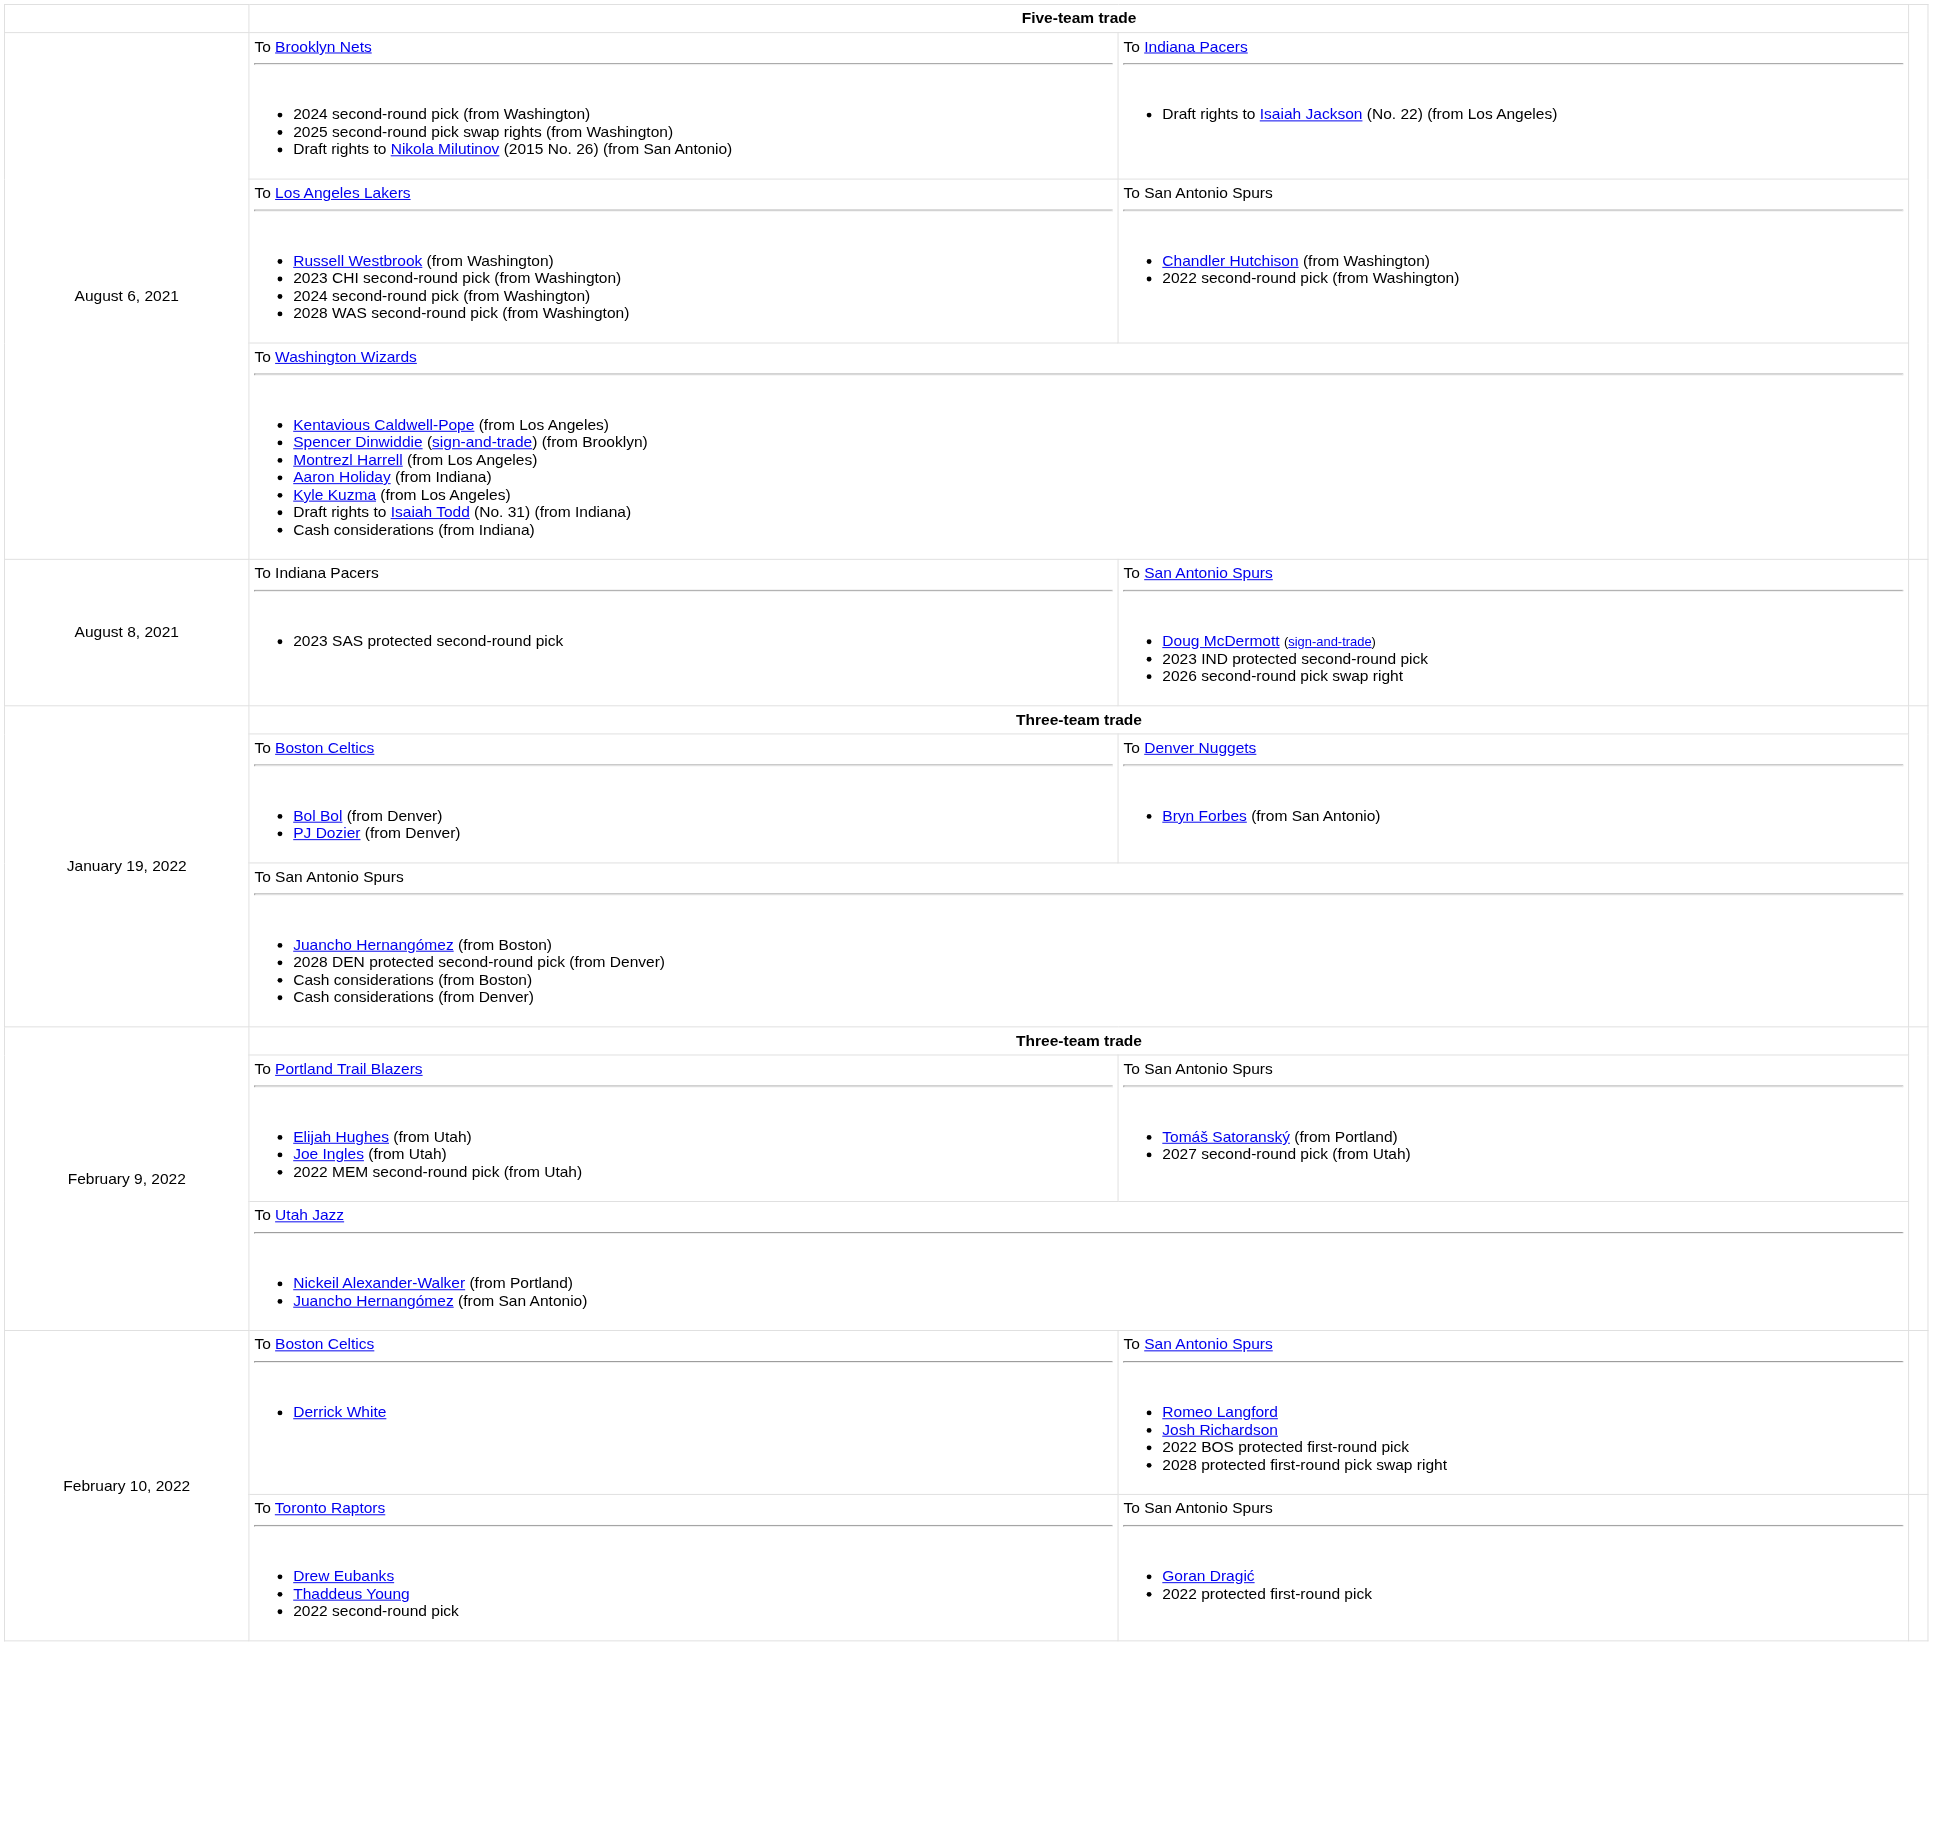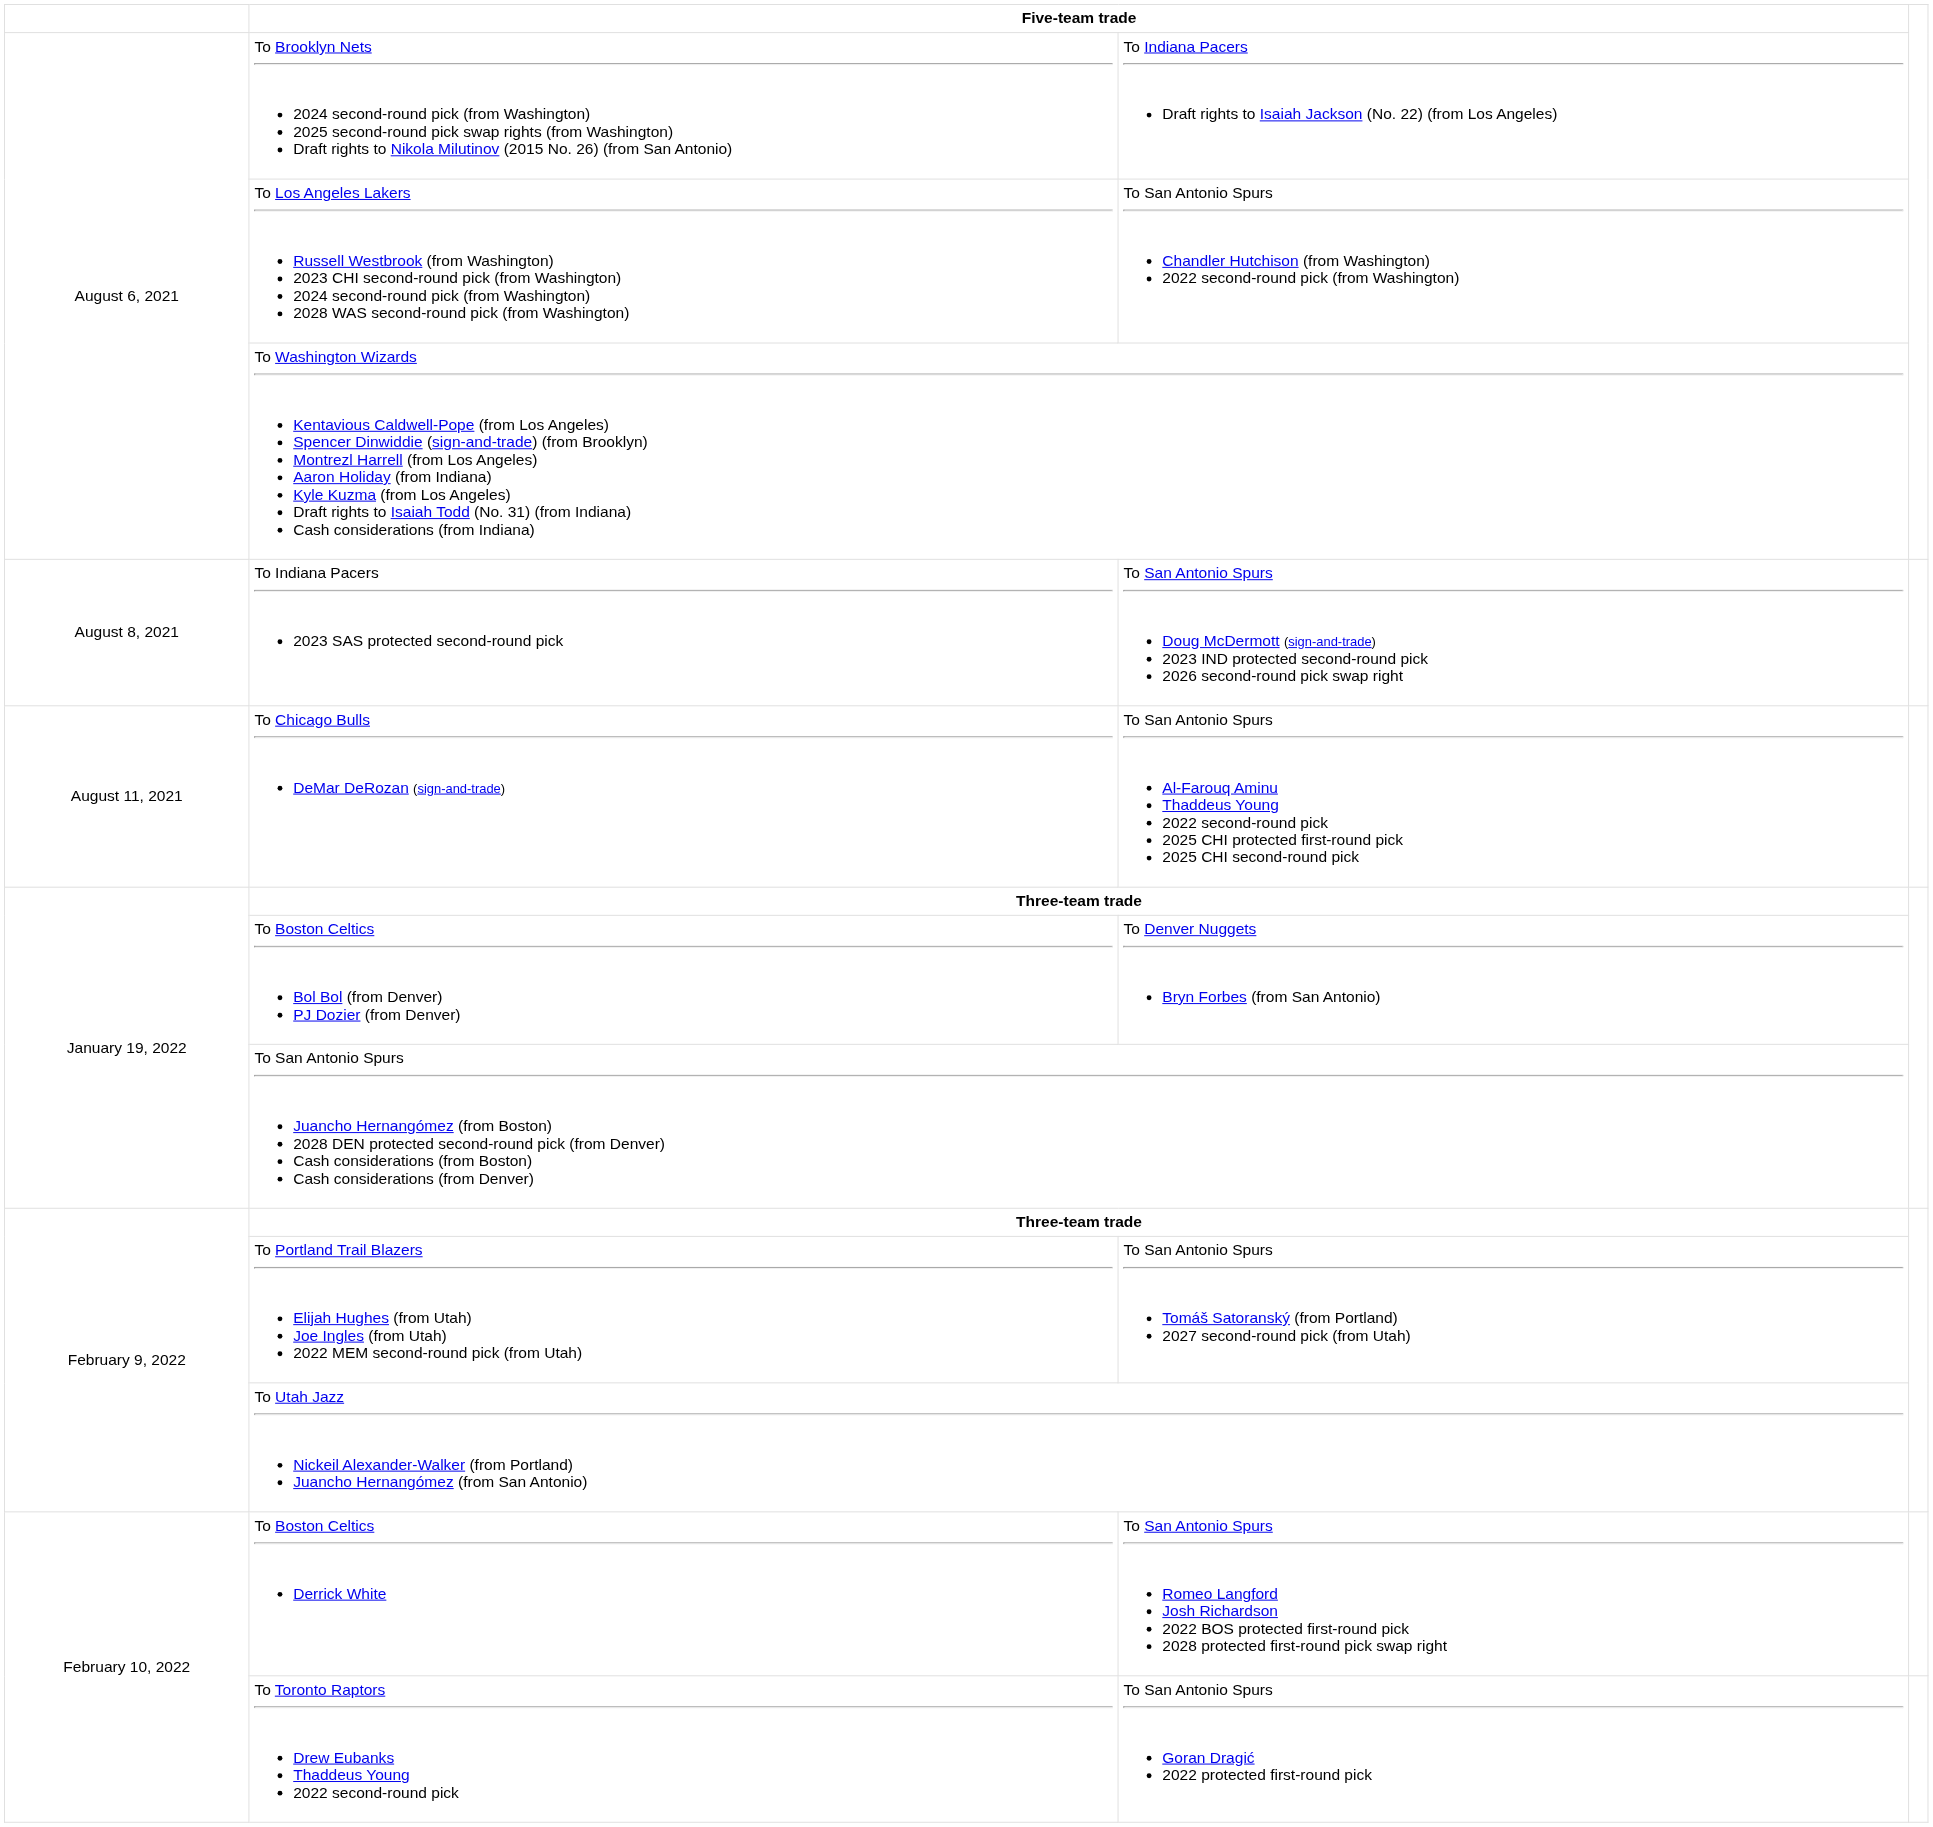+ row: (127, 796)
